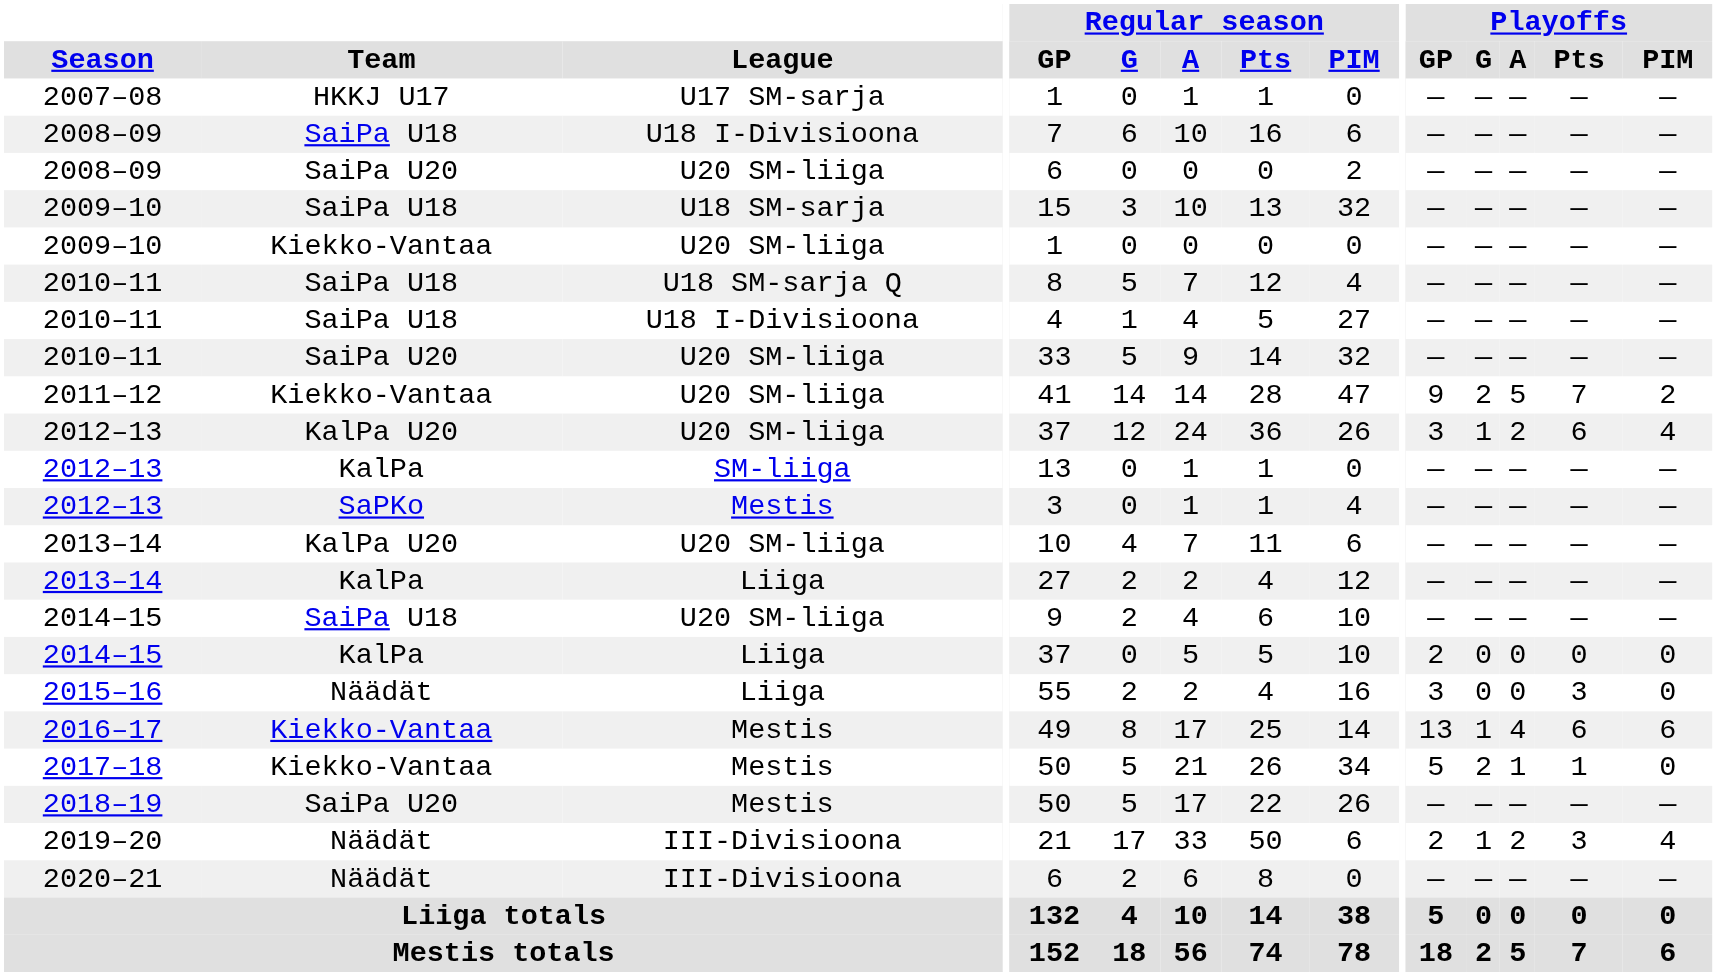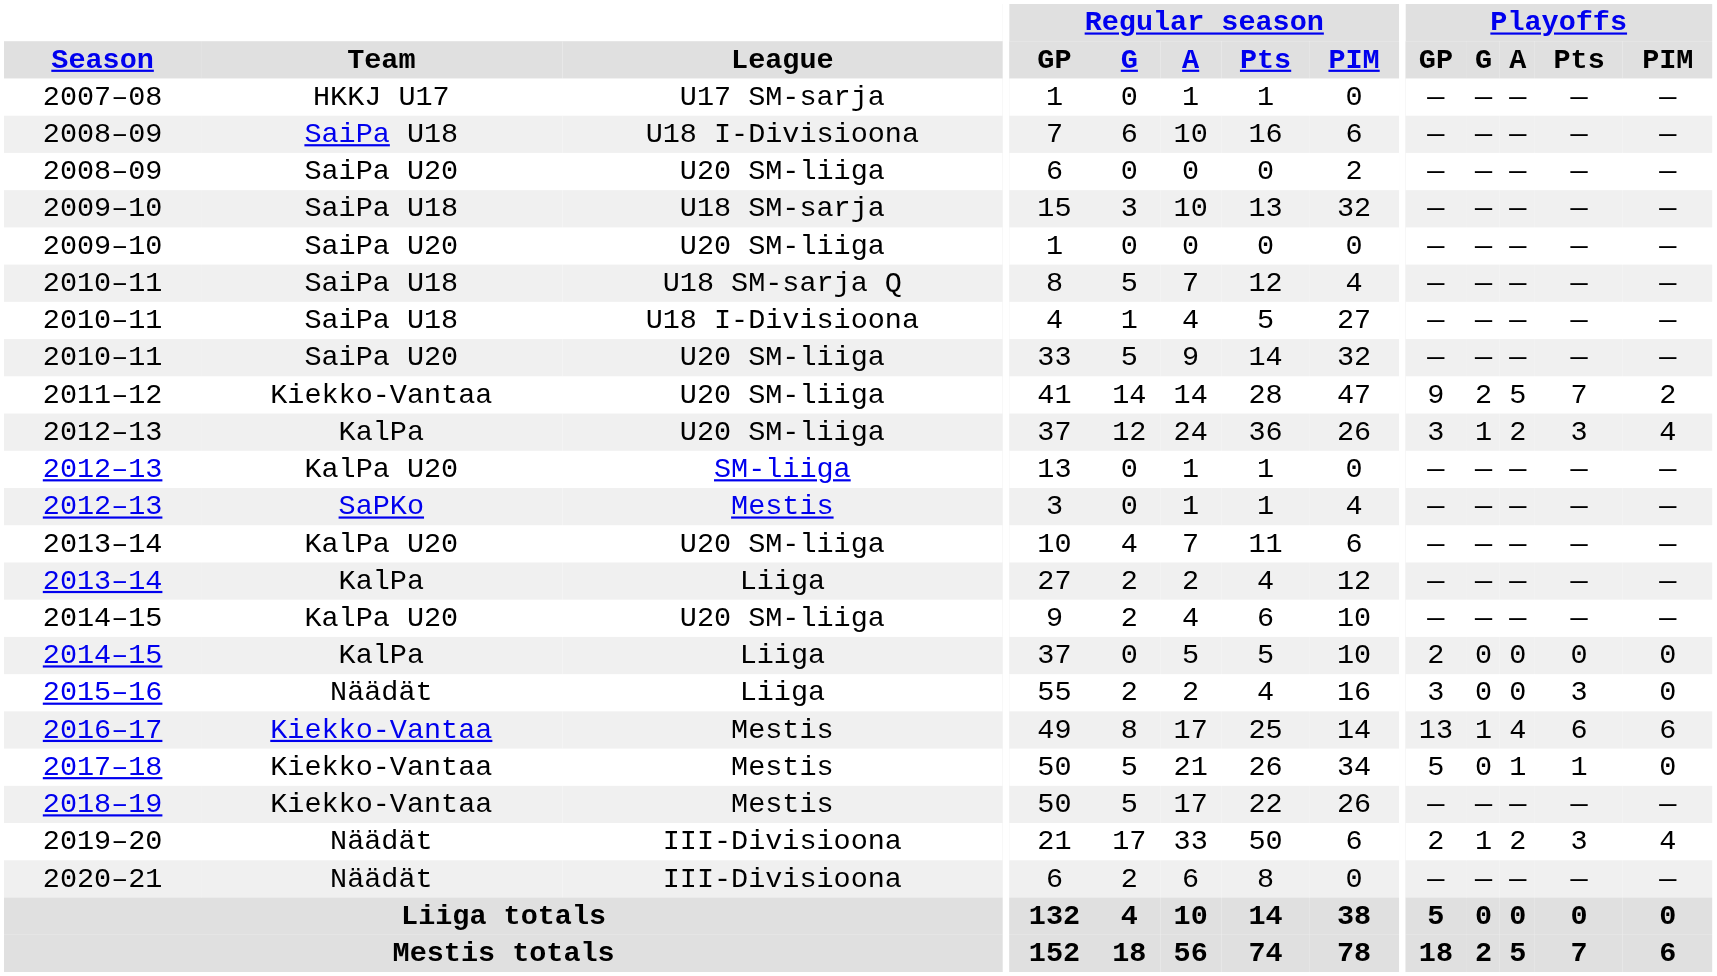(381, 246) Kiekko-Vantaa -> (381, 246) SaiPa U20
(381, 432) KalPa U20 -> (381, 432) KalPa
(1579, 432) 6 -> (1579, 432) 3
(381, 469) KalPa -> (381, 469) KalPa U20
(381, 618) SaiPa U18 -> (381, 618) KalPa U20
(1484, 767) 2 -> (1484, 767) 0
(381, 804) SaiPa U20 -> (381, 804) Kiekko-Vantaa
